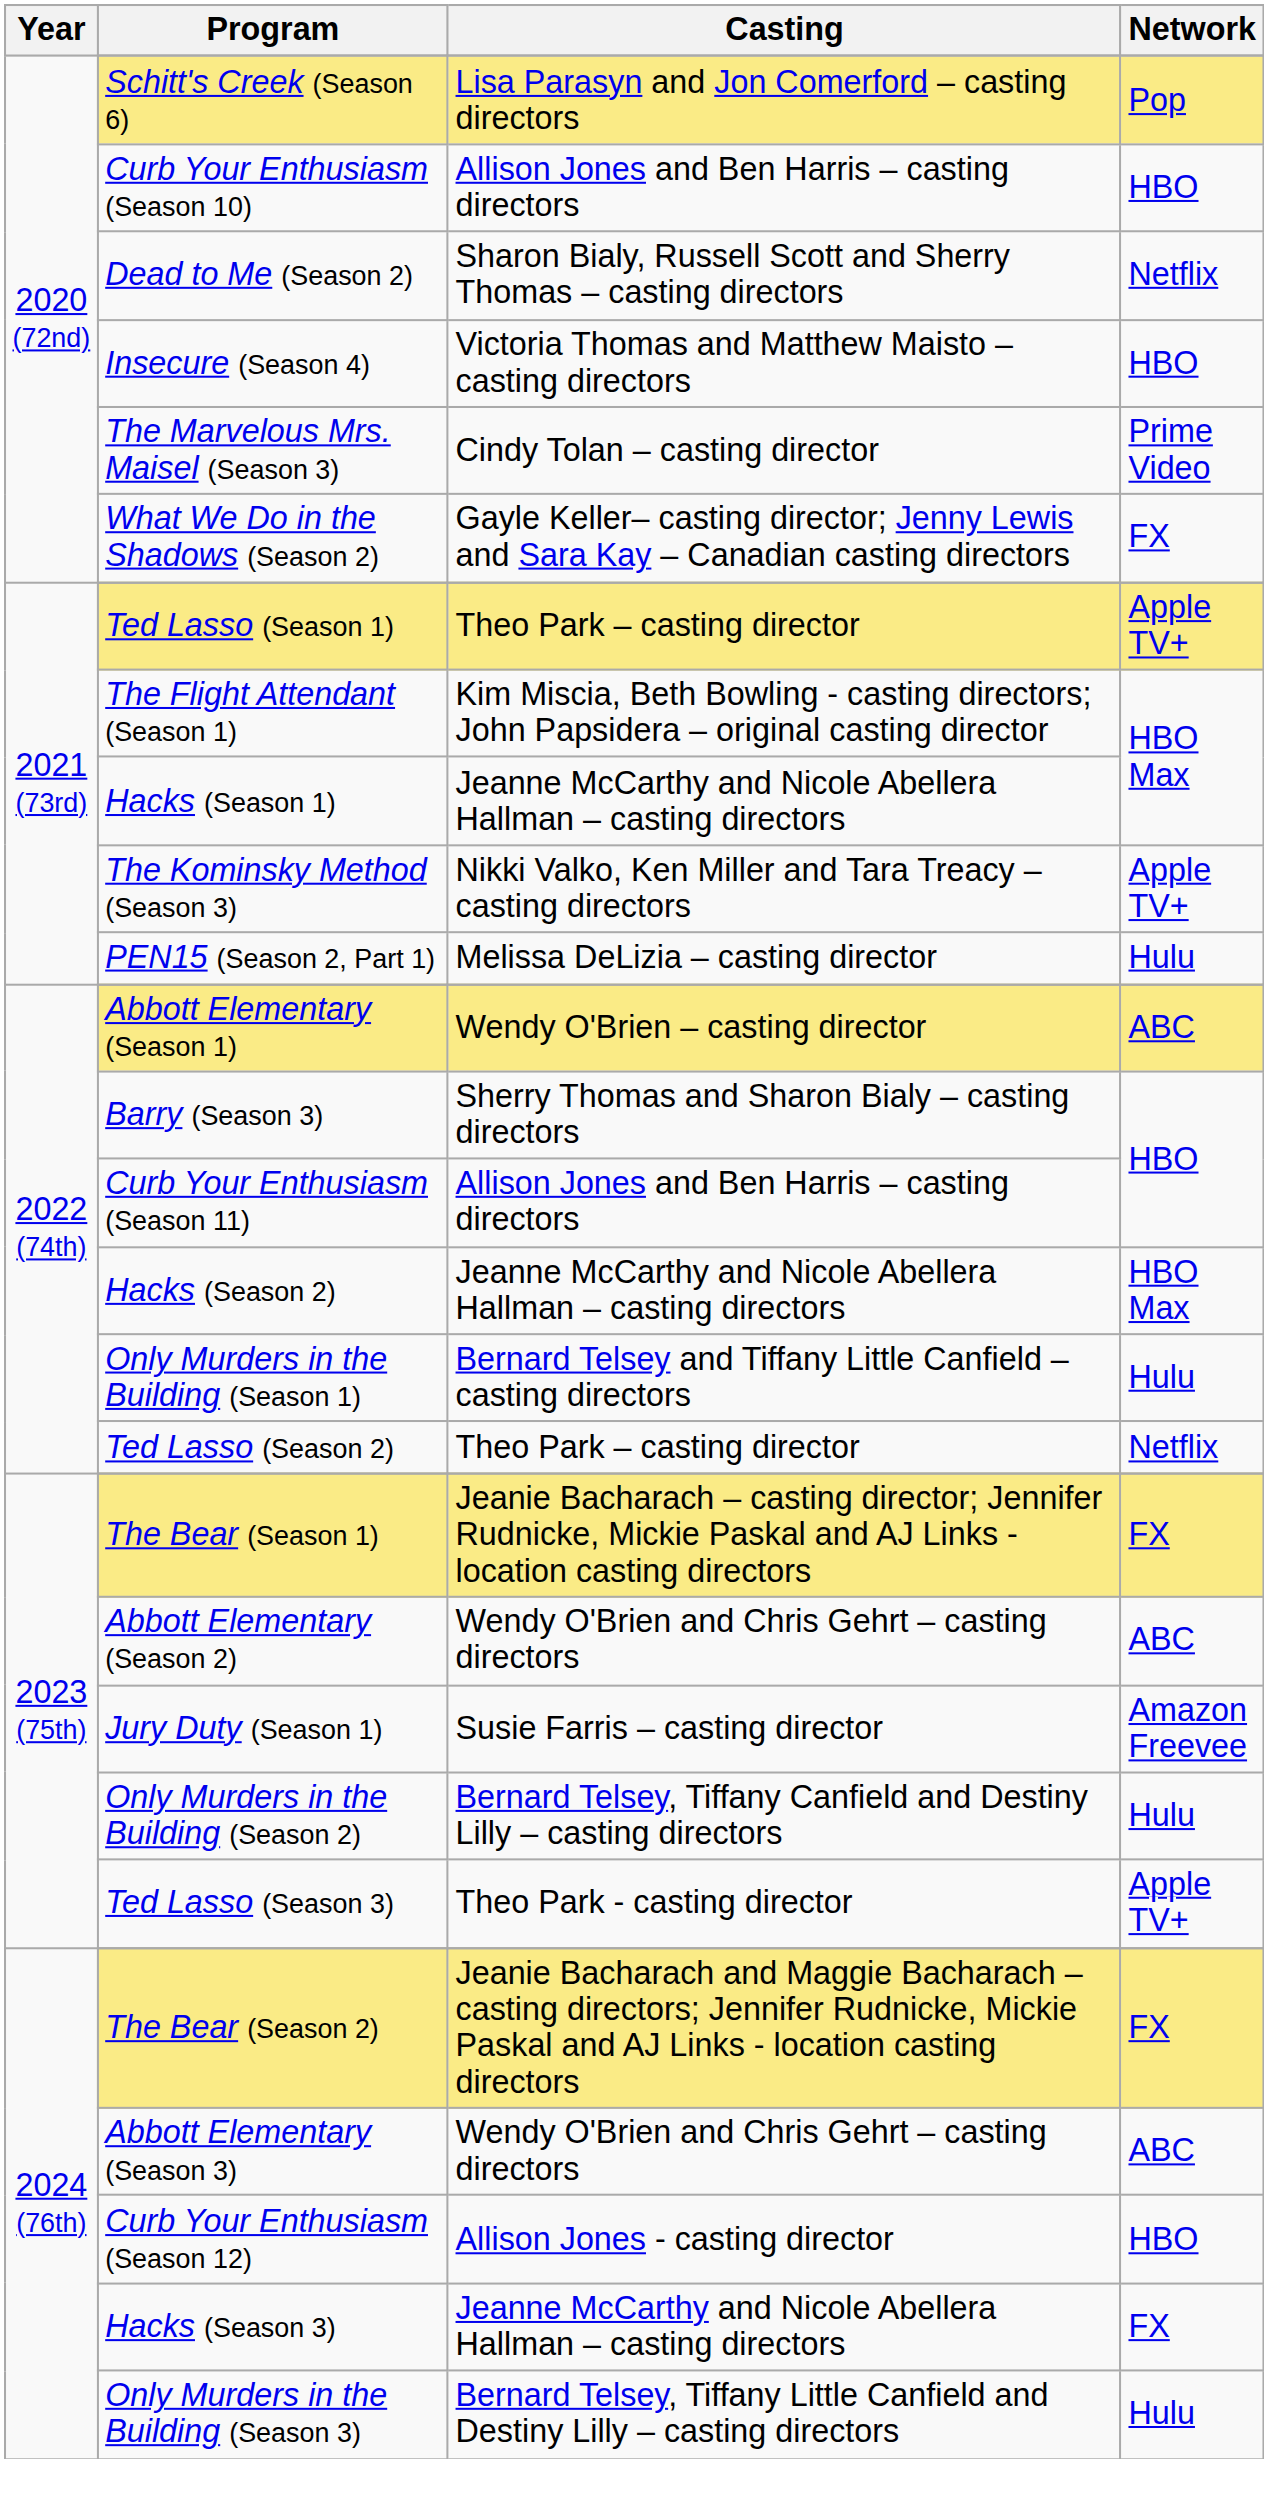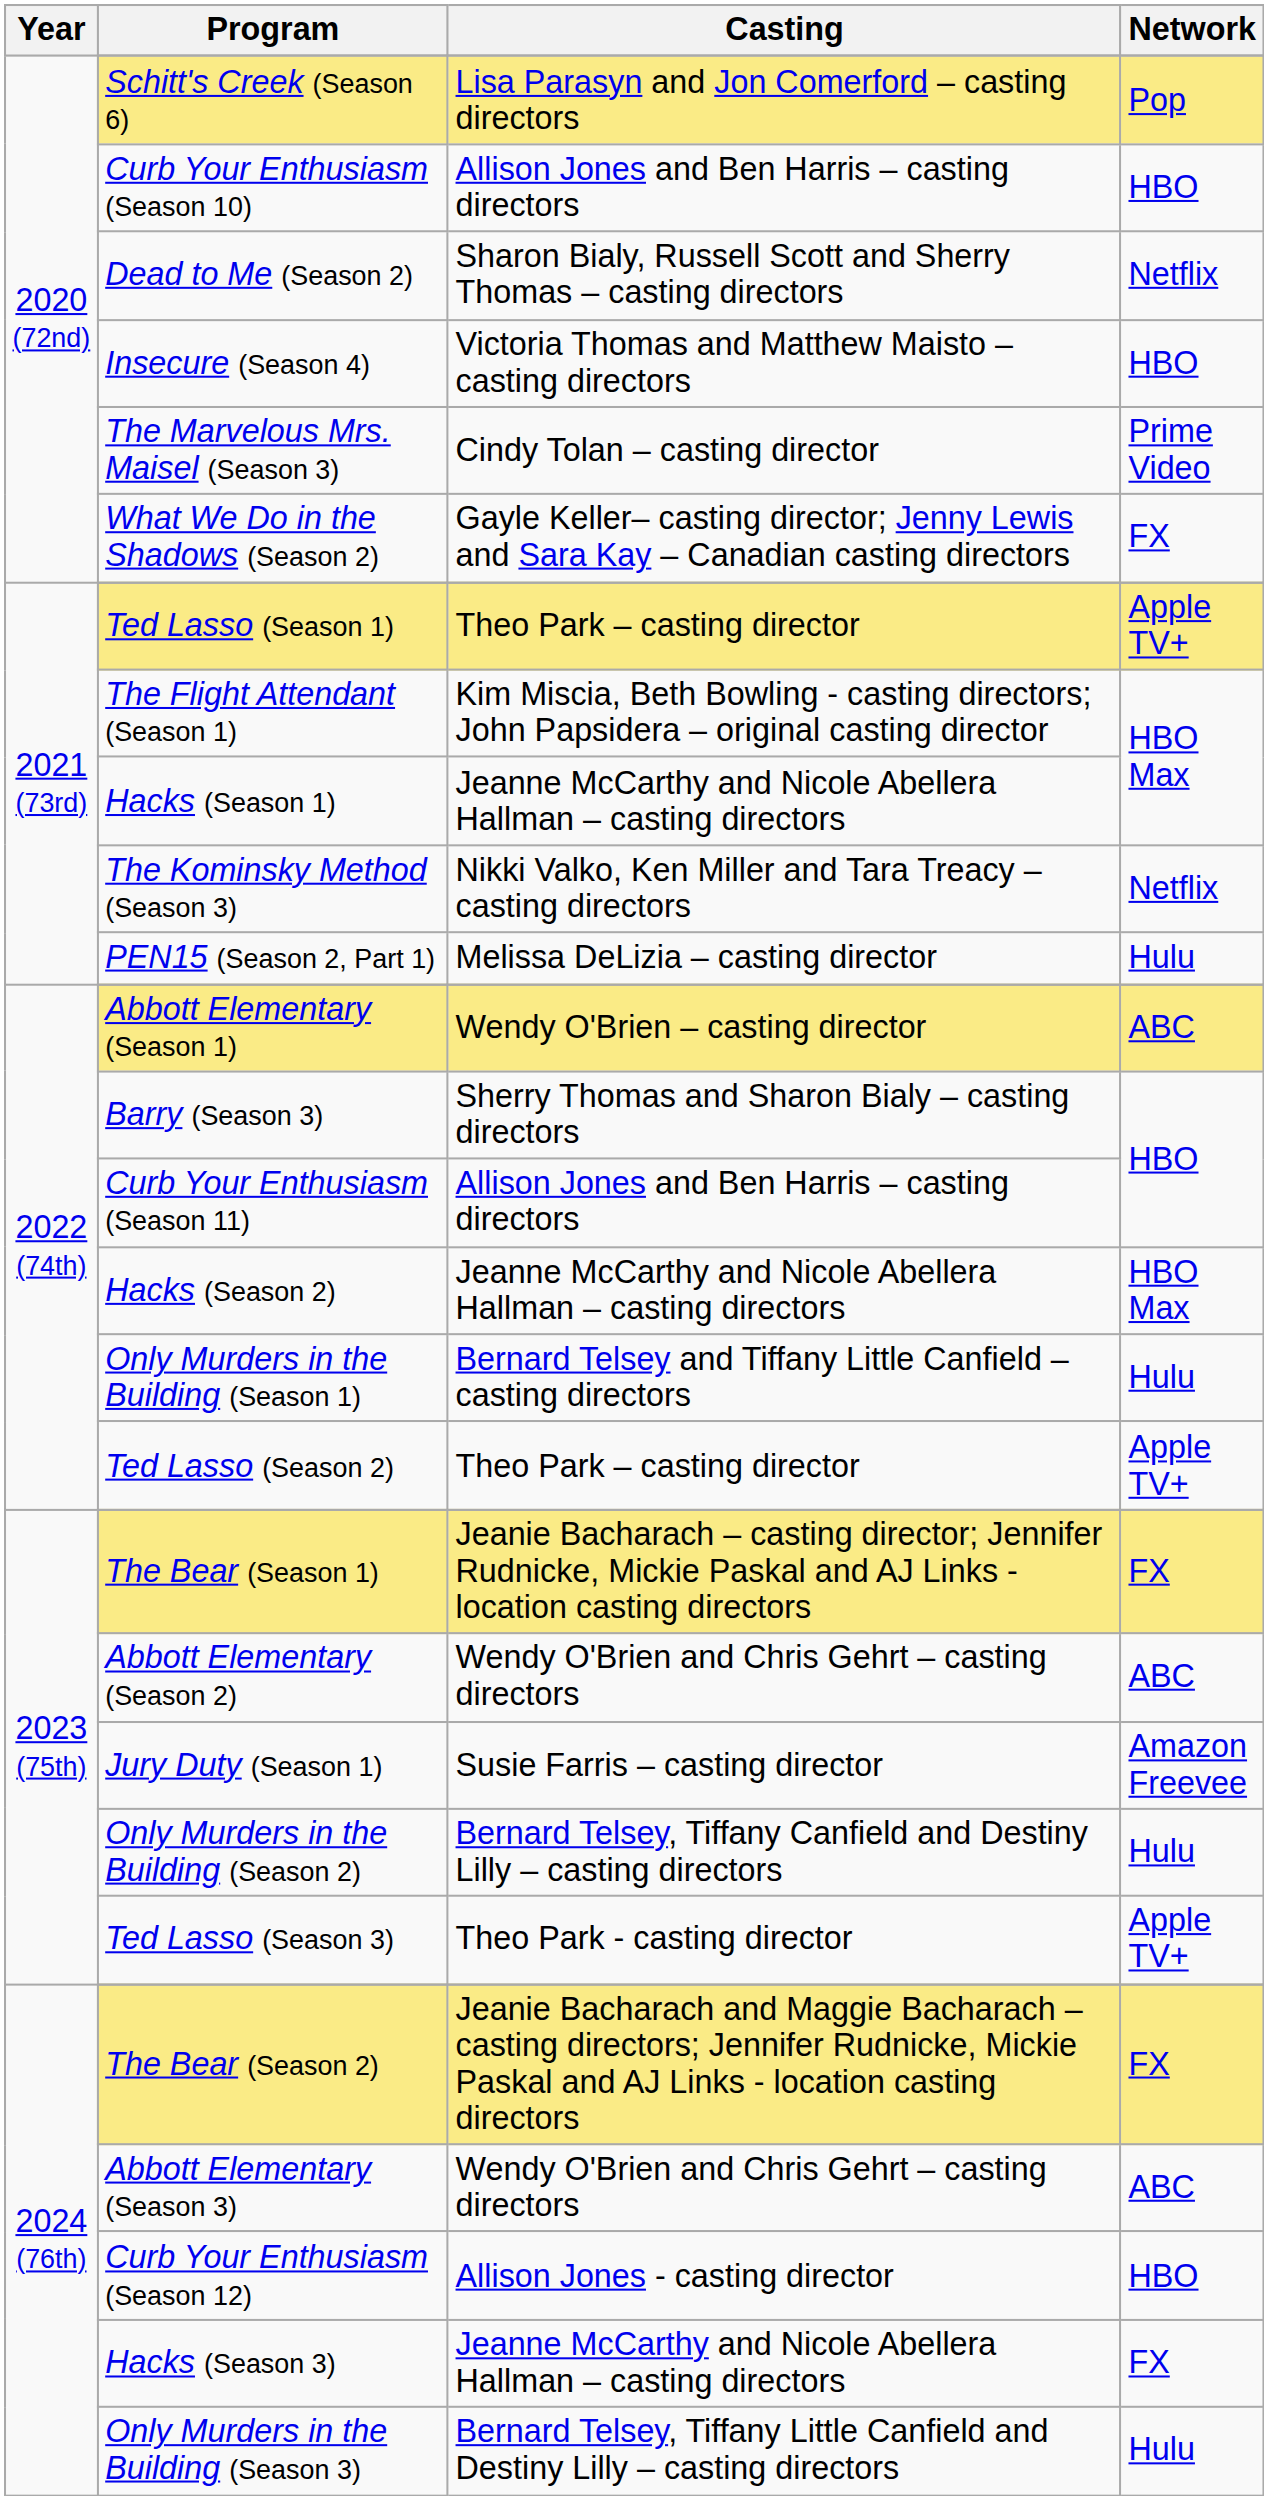(1170, 888) Apple TV+ -> (1173, 888) Netflix
(1173, 1446) Netflix -> (1170, 1465) Apple TV+
